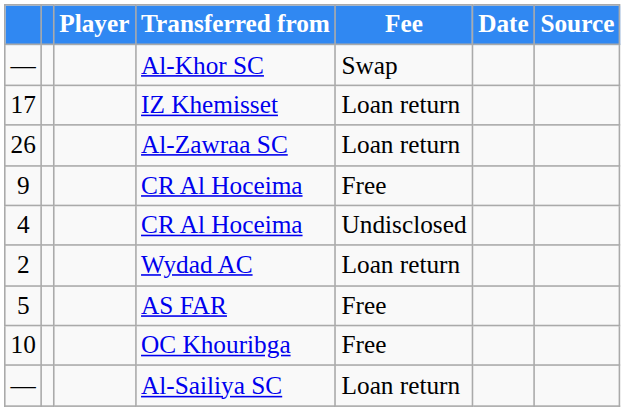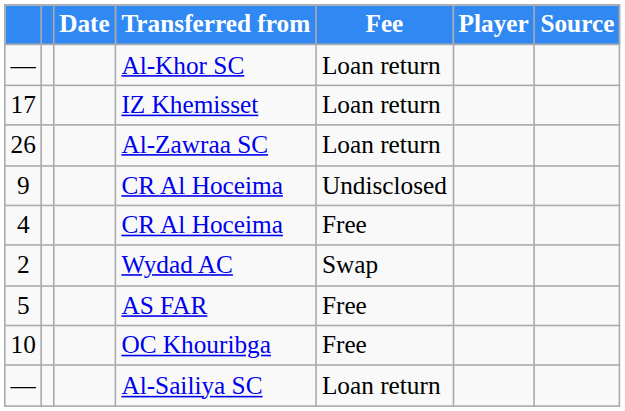columns swapped: (94, 24) <-> (503, 24)
(370, 64) Swap -> (381, 64) Loan return
(364, 184) Free -> (384, 184) Undisclosed
(404, 225) Undisclosed -> (344, 225) Free
(401, 265) Loan return -> (350, 265) Swap
